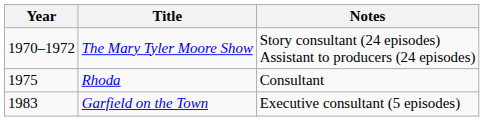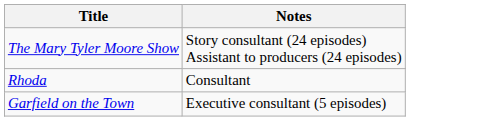- column: (41, 16)
